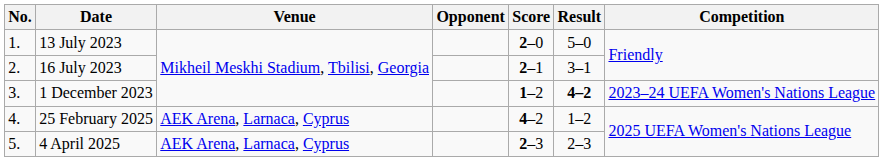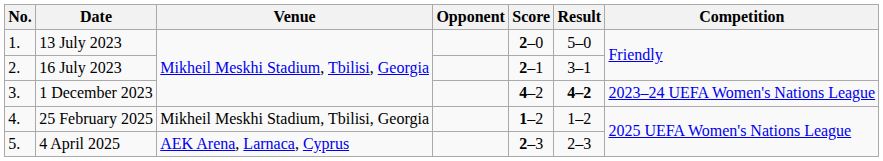(531, 93) 1–2 -> (531, 93) 4–2
(255, 118) AEK Arena, Larnaca, Cyprus -> (295, 118) Mikheil Meskhi Stadium, Tbilisi, Georgia
(531, 118) 4–2 -> (531, 118) 1–2
